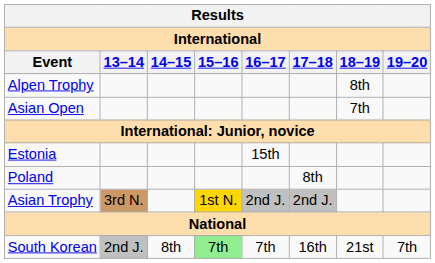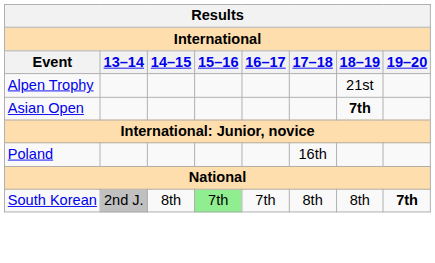(360, 85) 8th -> (360, 85) 21st
(360, 108) normal -> (360, 108) bold
- row: (32, 154)
(313, 177) 8th -> (313, 154) 16th
- row: (50, 200)
(313, 246) 16th -> (313, 200) 8th
(360, 246) 21st -> (360, 200) 8th
(407, 246) normal -> (407, 200) bold
